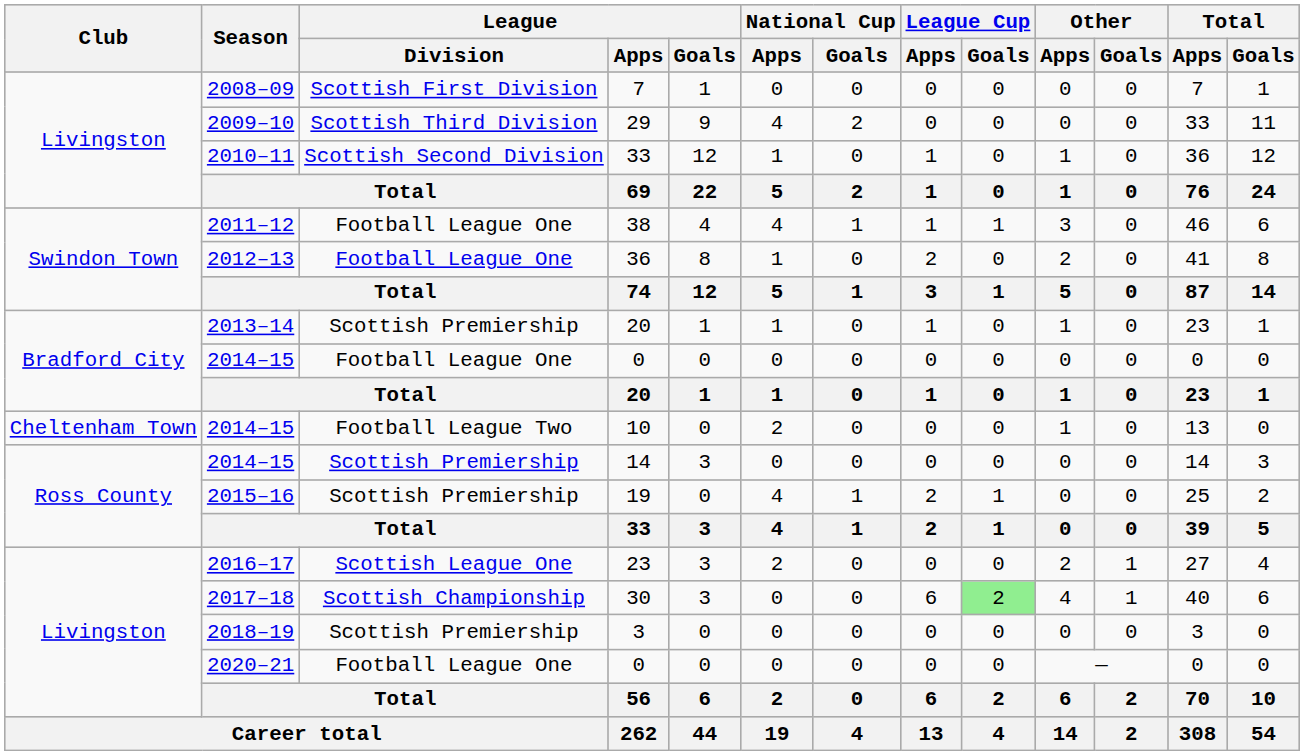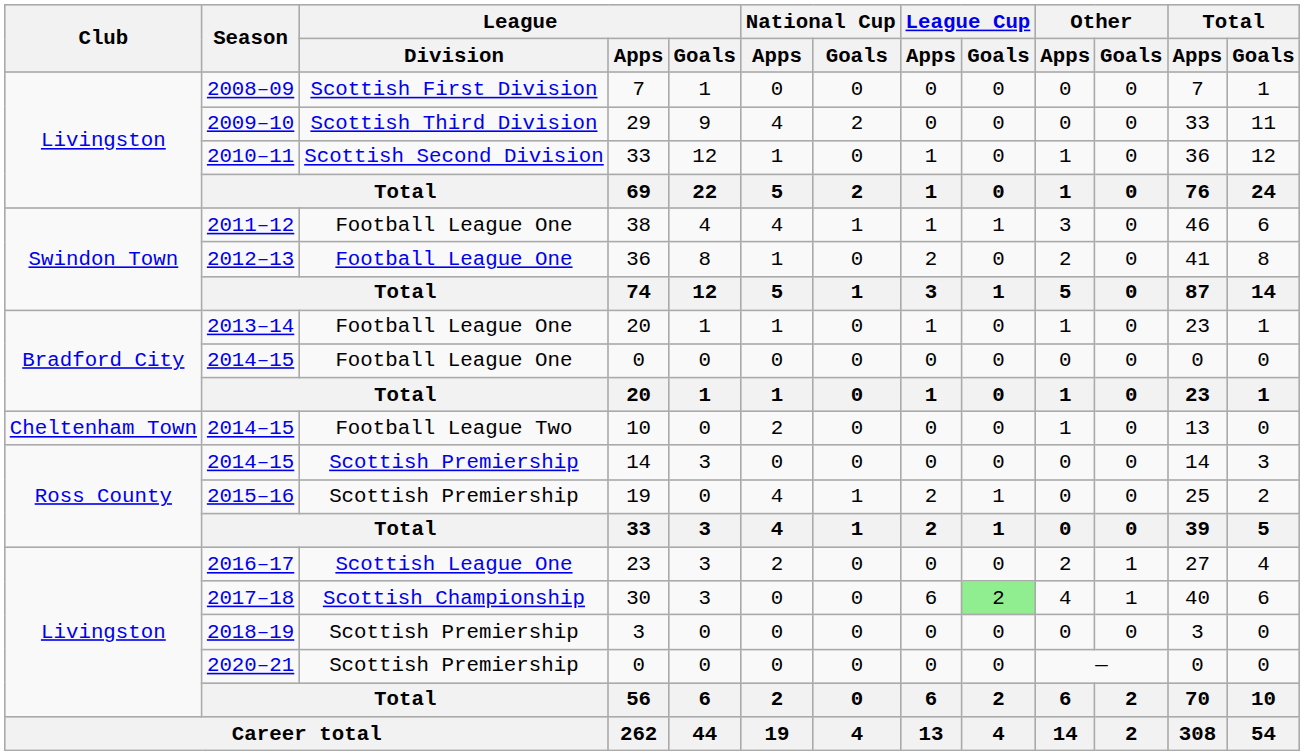(454, 327) Scottish Premiership -> (454, 327) Football League One
(454, 666) Football League One -> (454, 666) Scottish Premiership
